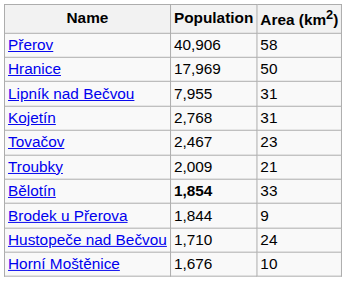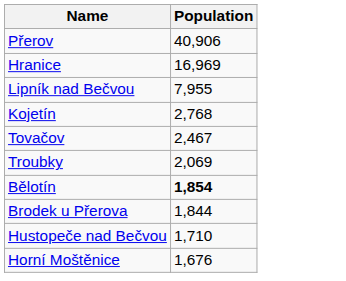- column: (299, 18)
(197, 69) 17,969 -> (197, 65) 16,969
(193, 166) 2,009 -> (193, 162) 2,069
